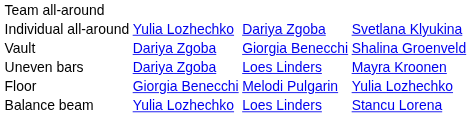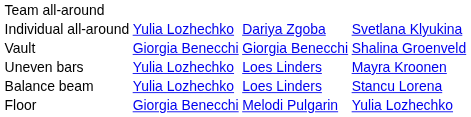(174, 48) Dariya Zgoba -> (186, 48) Giorgia Benecchi
(174, 67) Dariya Zgoba -> (183, 67) Yulia Lozhechko
rows swapped: (49, 106) <-> (20, 87)
